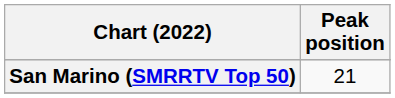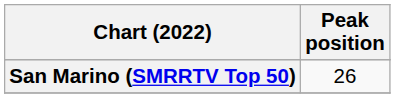(345, 76) 21 -> (345, 76) 26
